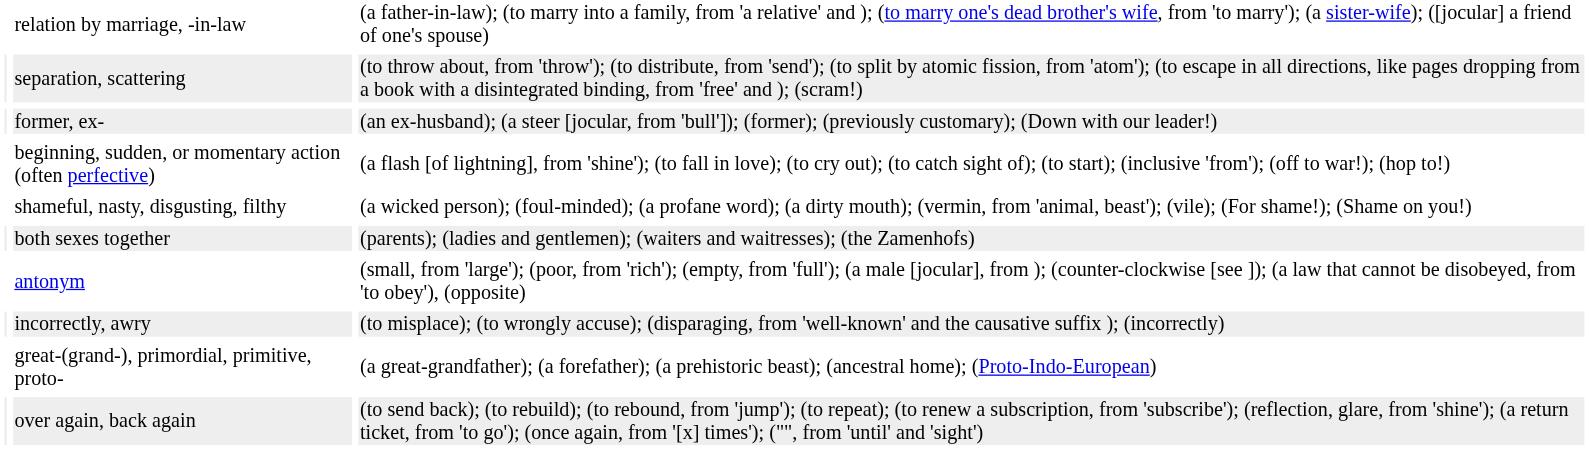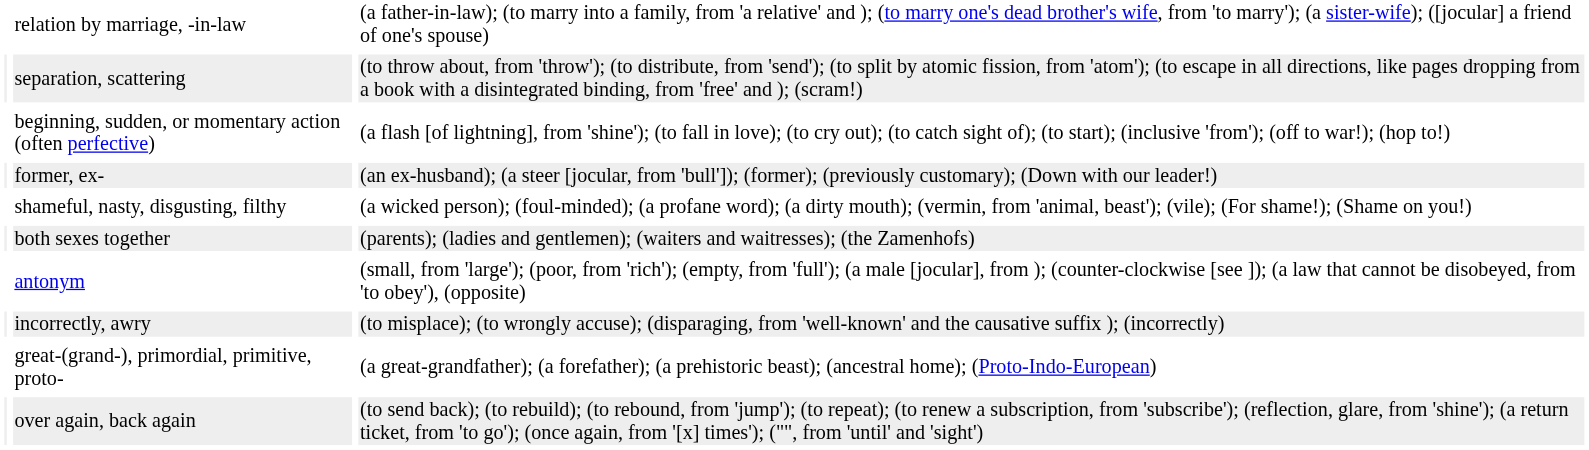rows swapped: (177, 163) <-> (59, 121)
